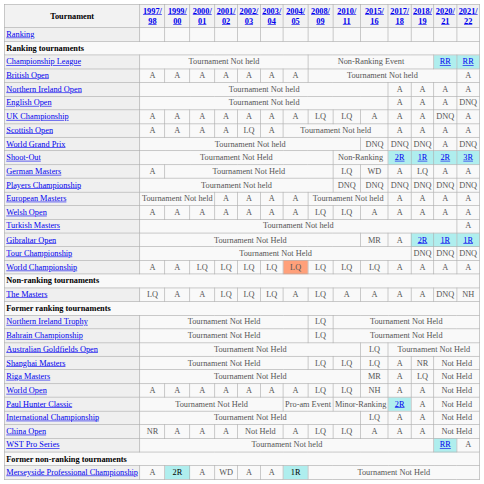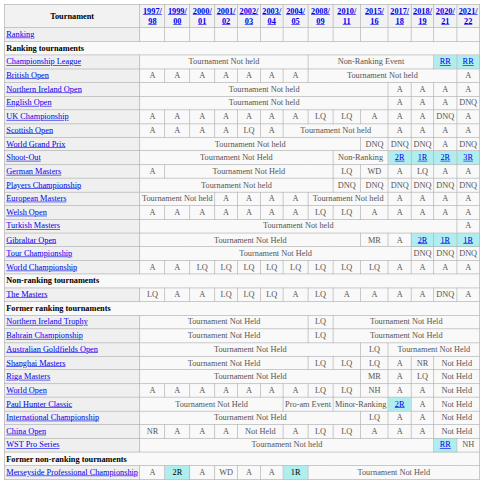(296, 267) lightsalmon background -> (296, 267) no background
(468, 294) NH -> (468, 294) A
(468, 444) A -> (468, 444) NH
